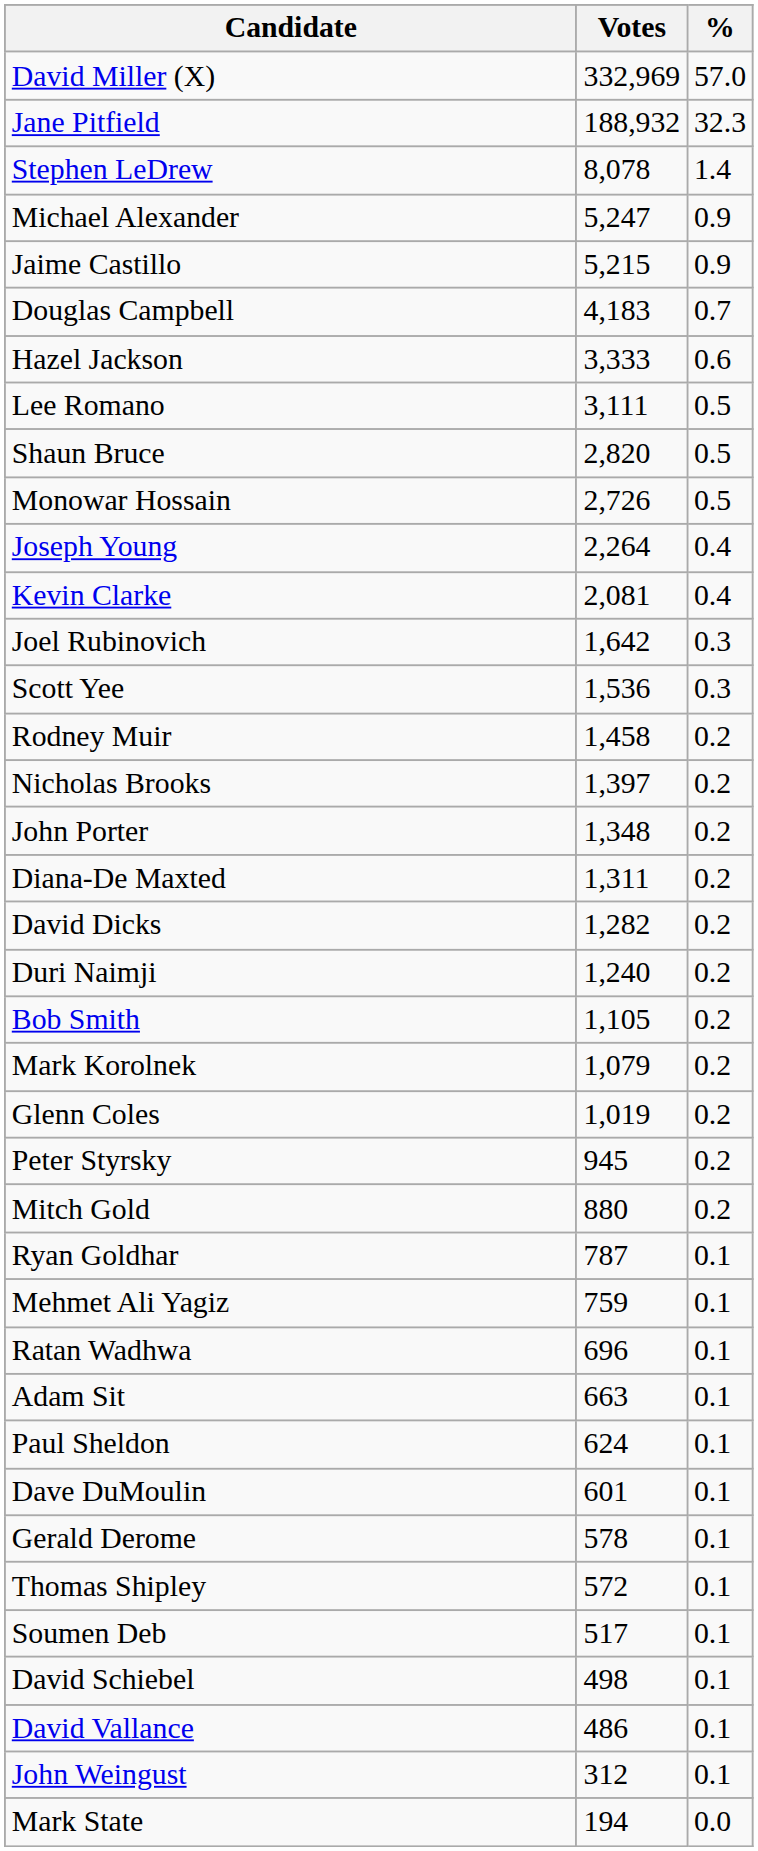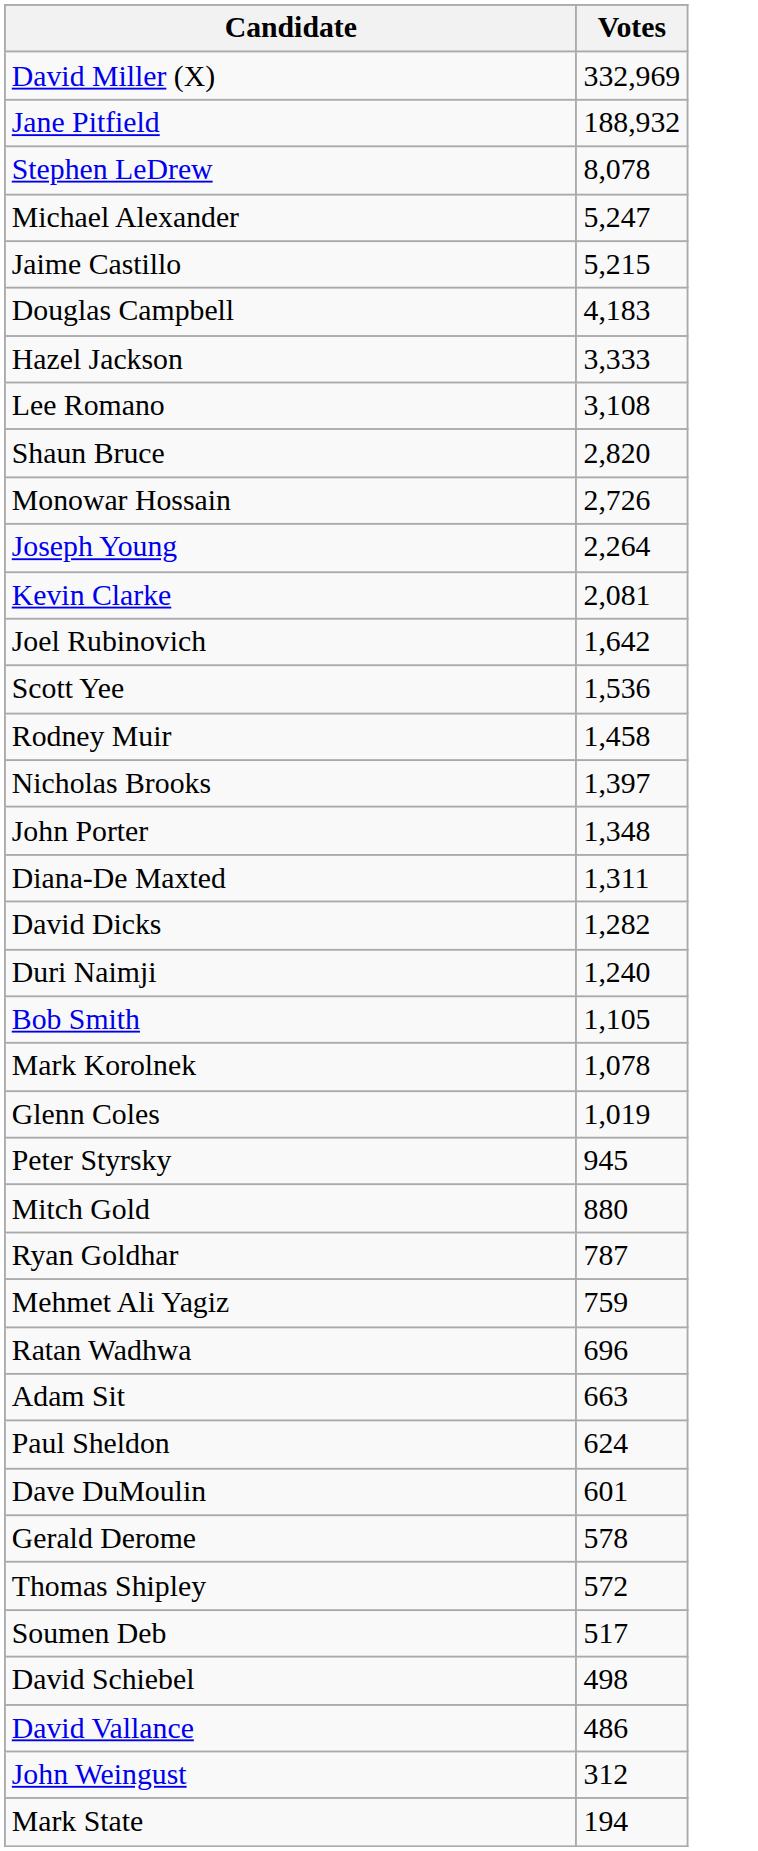- column: (720, 28)
(616, 405) 3,111 -> (617, 405) 3,108
(617, 1066) 1,079 -> (617, 1066) 1,078
